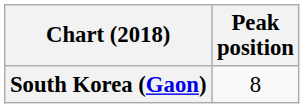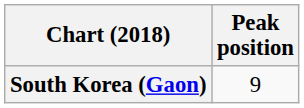(255, 84) 8 -> (255, 84) 9
